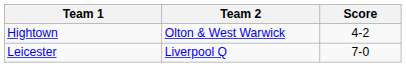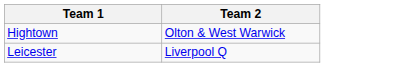- column: (360, 14)
